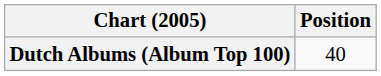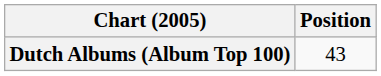(335, 53) 40 -> (335, 53) 43
